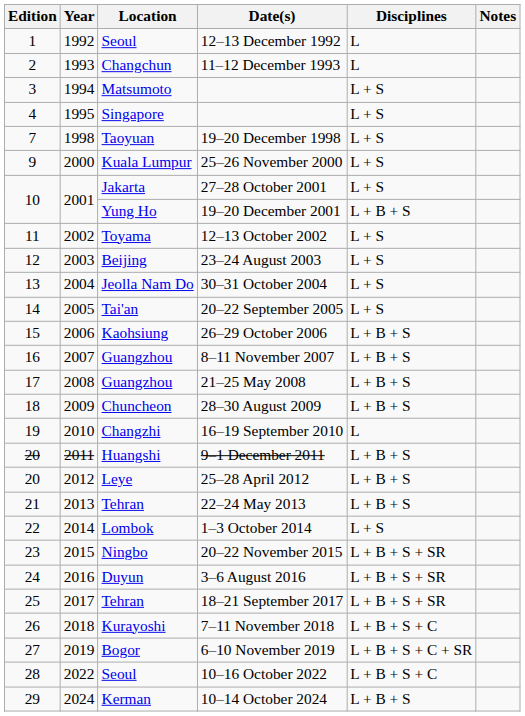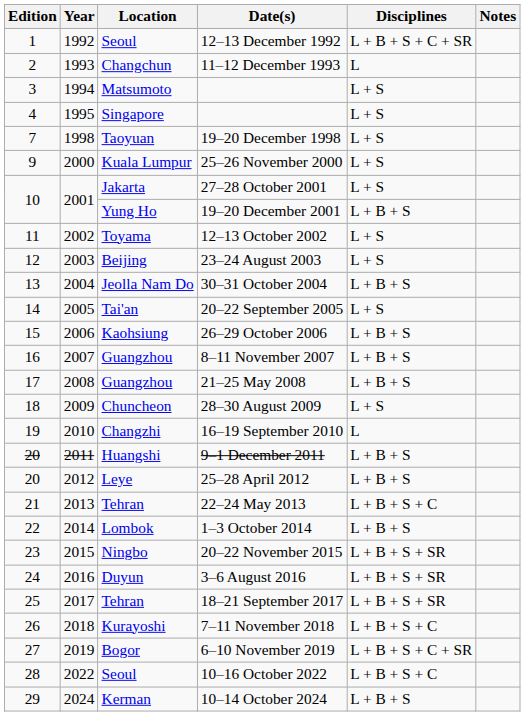(355, 41) L -> (411, 41) L + B + S + C + SR
(367, 284) L + S -> (380, 284) L + B + S
(380, 406) L + B + S -> (367, 406) L + S
(380, 503) L + B + S -> (394, 503) L + B + S + C
(367, 528) L + S -> (380, 528) L + B + S
